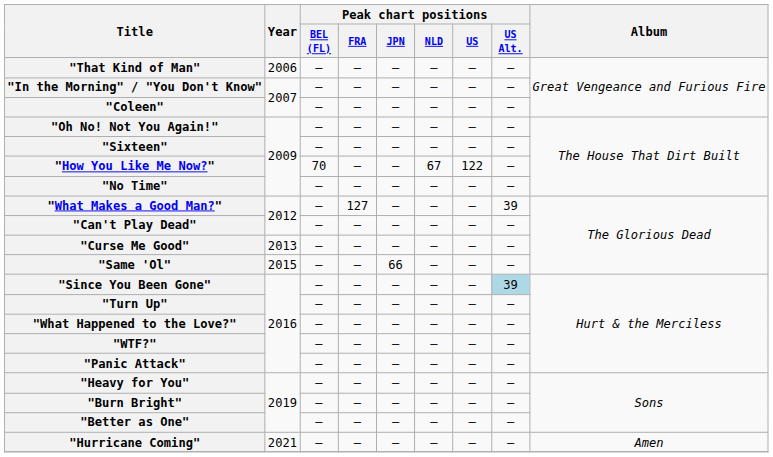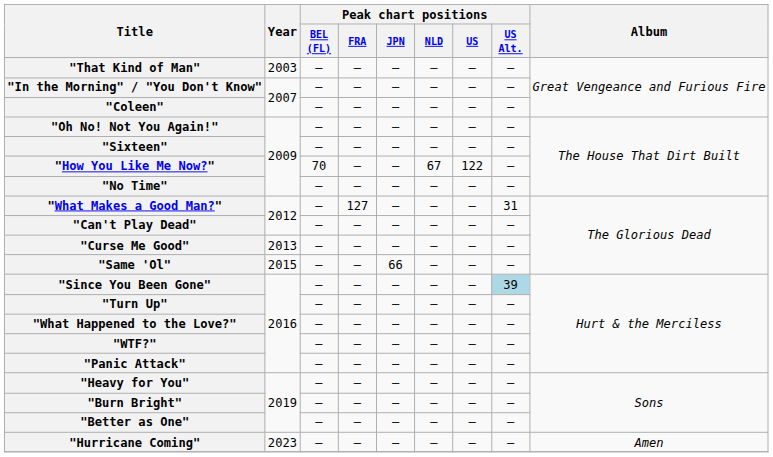(282, 68) 2006 -> (282, 68) 2003
(511, 206) 39 -> (511, 206) 31
(282, 442) 2021 -> (282, 442) 2023
